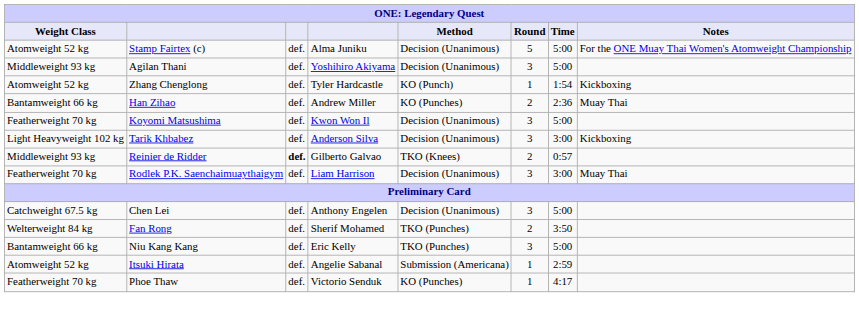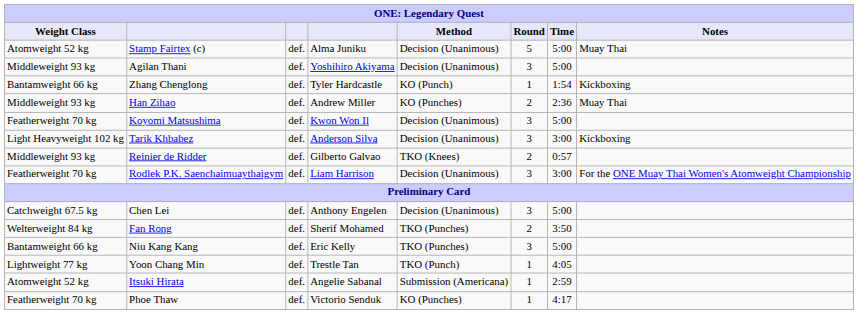(716, 49) For the ONE Muay Thai Women's Atomweight Championship -> (603, 49) Muay Thai
(48, 84) Atomweight 52 kg -> (52, 84) Bantamweight 66 kg
(52, 102) Bantamweight 66 kg -> (51, 102) Middleweight 93 kg
(297, 156) bold -> (297, 156) normal
(604, 174) Muay Thai -> (715, 174) For the ONE Muay Thai Women's Atomweight Championship
+ row: (167, 264)
